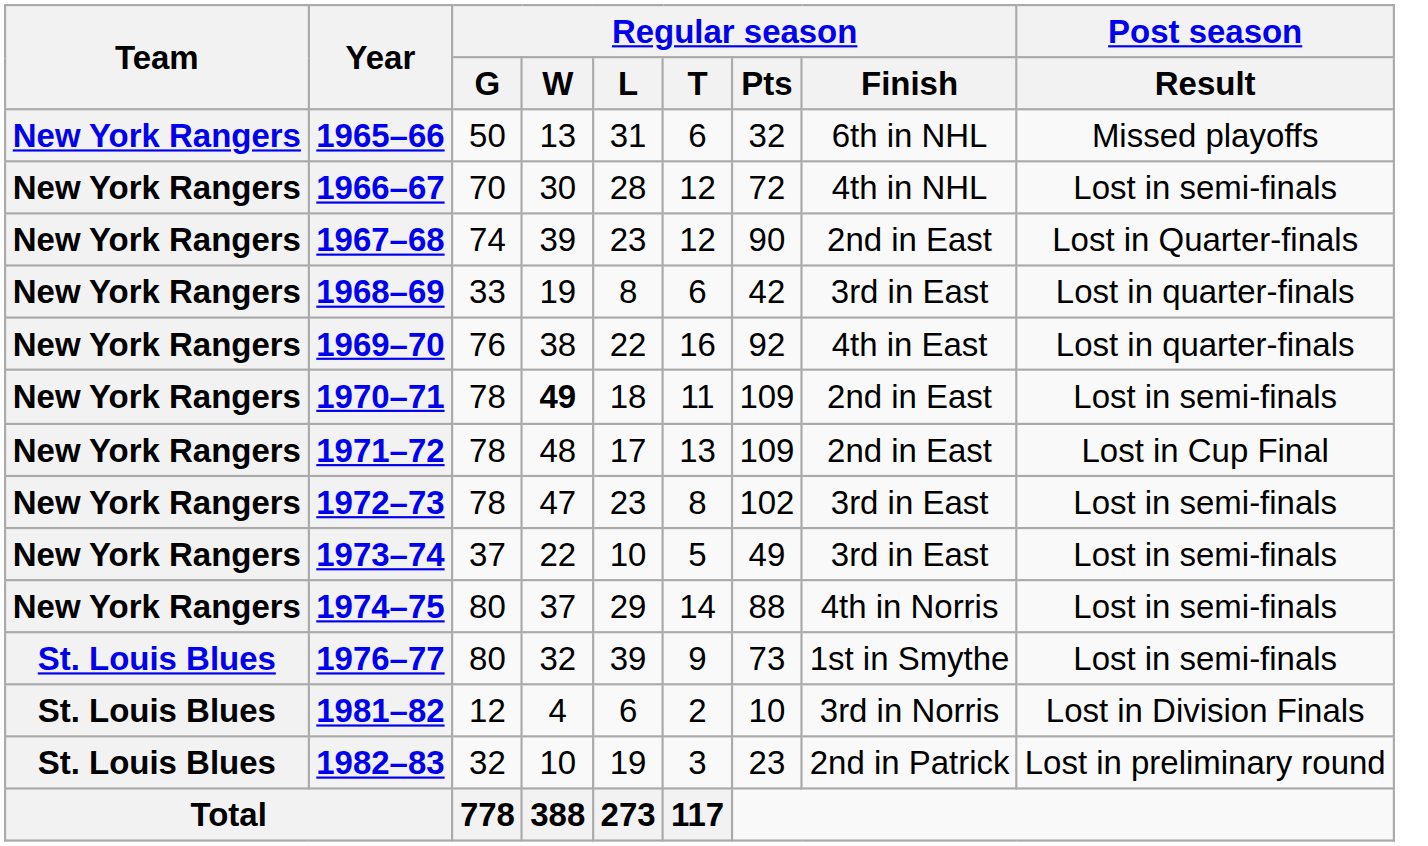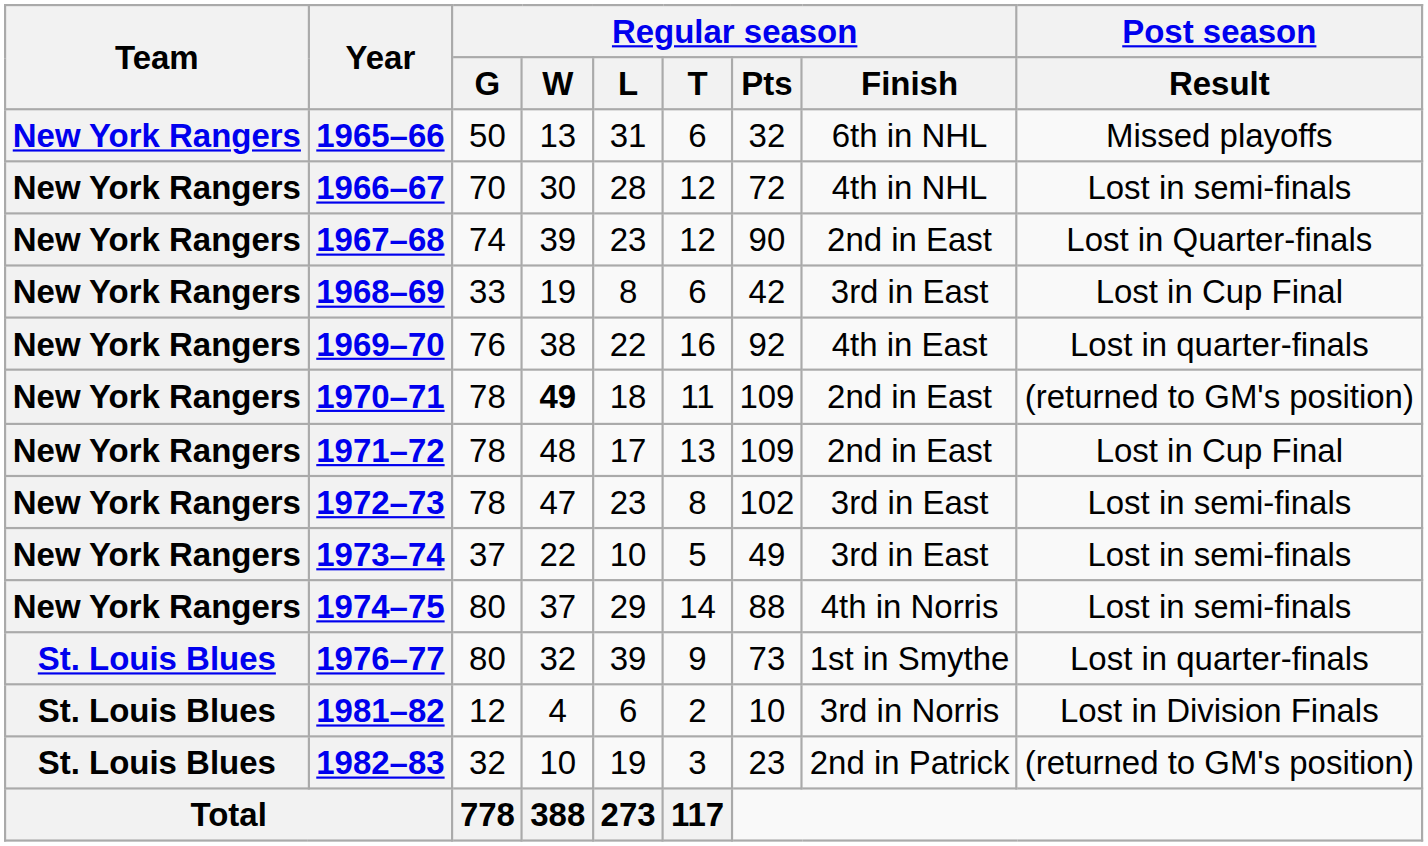(1205, 292) Lost in quarter-finals -> (1219, 292) Lost in Cup Final
(1205, 397) Lost in semi-finals -> (1219, 397) (returned to GM's position)
(1205, 658) Lost in semi-finals -> (1219, 658) Lost in quarter-finals
(1205, 762) Lost in preliminary round -> (1219, 762) (returned to GM's position)
